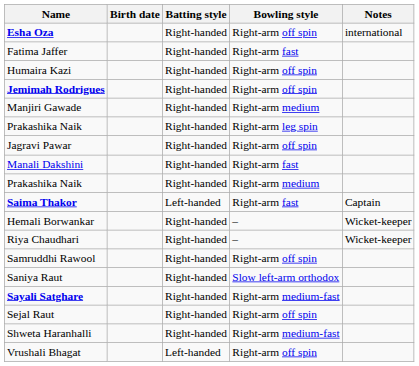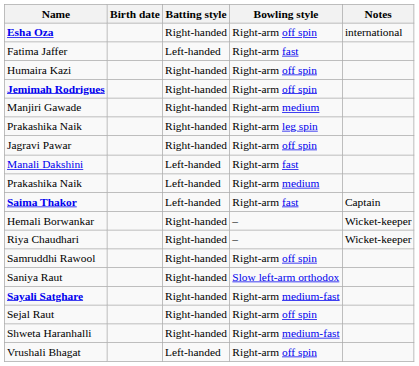(196, 51) Right-handed -> (193, 51) Left-handed
(196, 164) Right-handed -> (193, 164) Left-handed
(196, 183) Right-handed -> (193, 183) Left-handed
